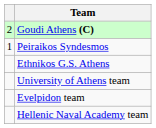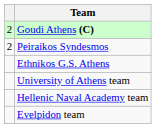(9, 47) 1 -> (9, 47) 2
rows swapped: (51, 98) <-> (83, 115)
